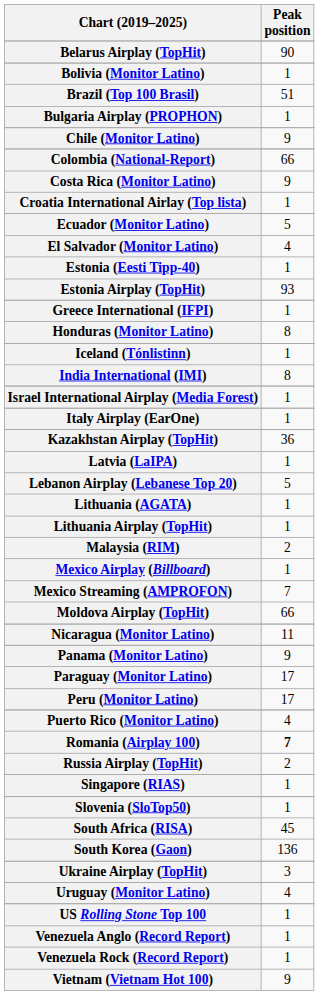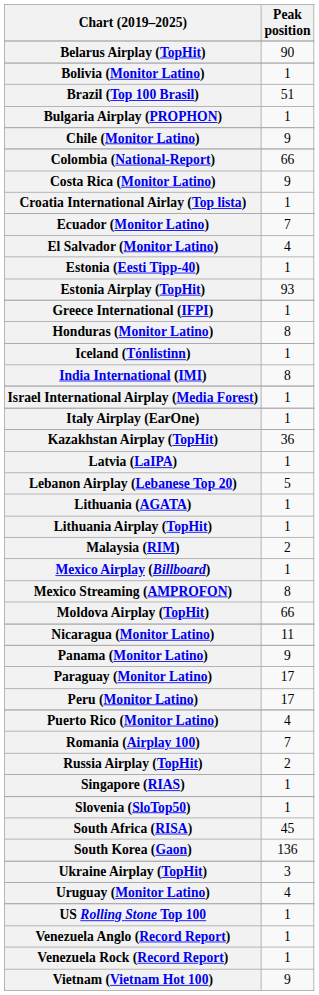(287, 224) 5 -> (287, 224) 7
(287, 591) 7 -> (287, 591) 8
(287, 742) bold -> (287, 742) normal
